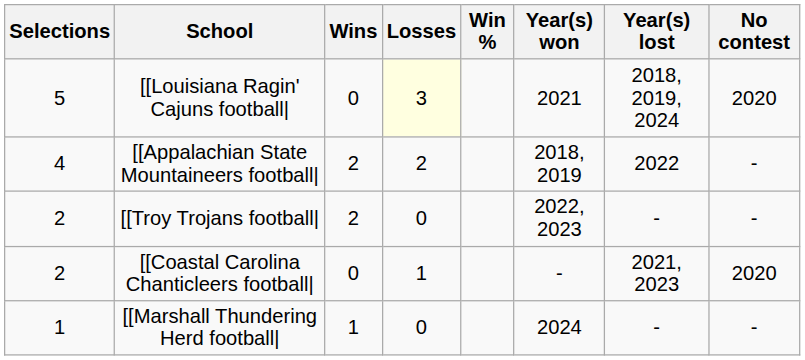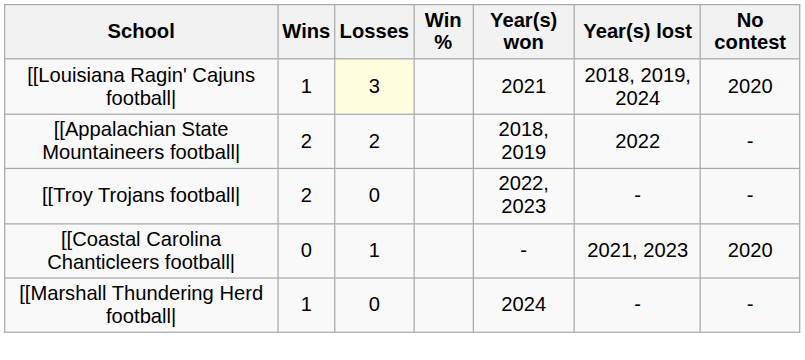- column: (60, 31)
(353, 97) 0 -> (306, 86) 1
